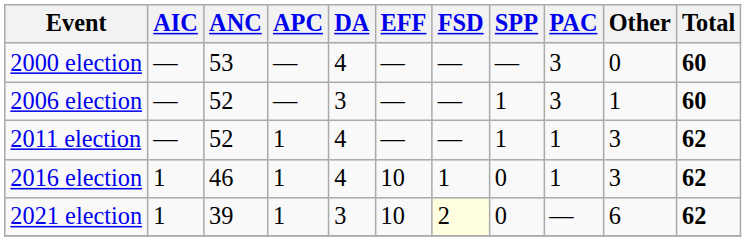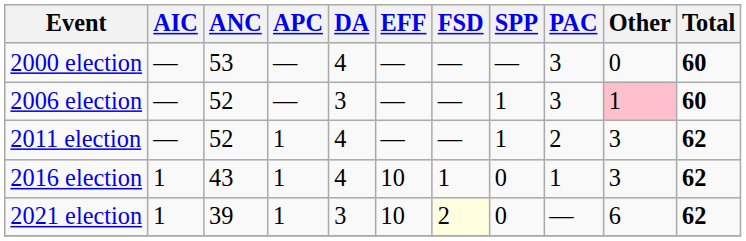(615, 100) no background -> (615, 100) pink background
(555, 139) 1 -> (555, 139) 2
(221, 178) 46 -> (221, 178) 43
